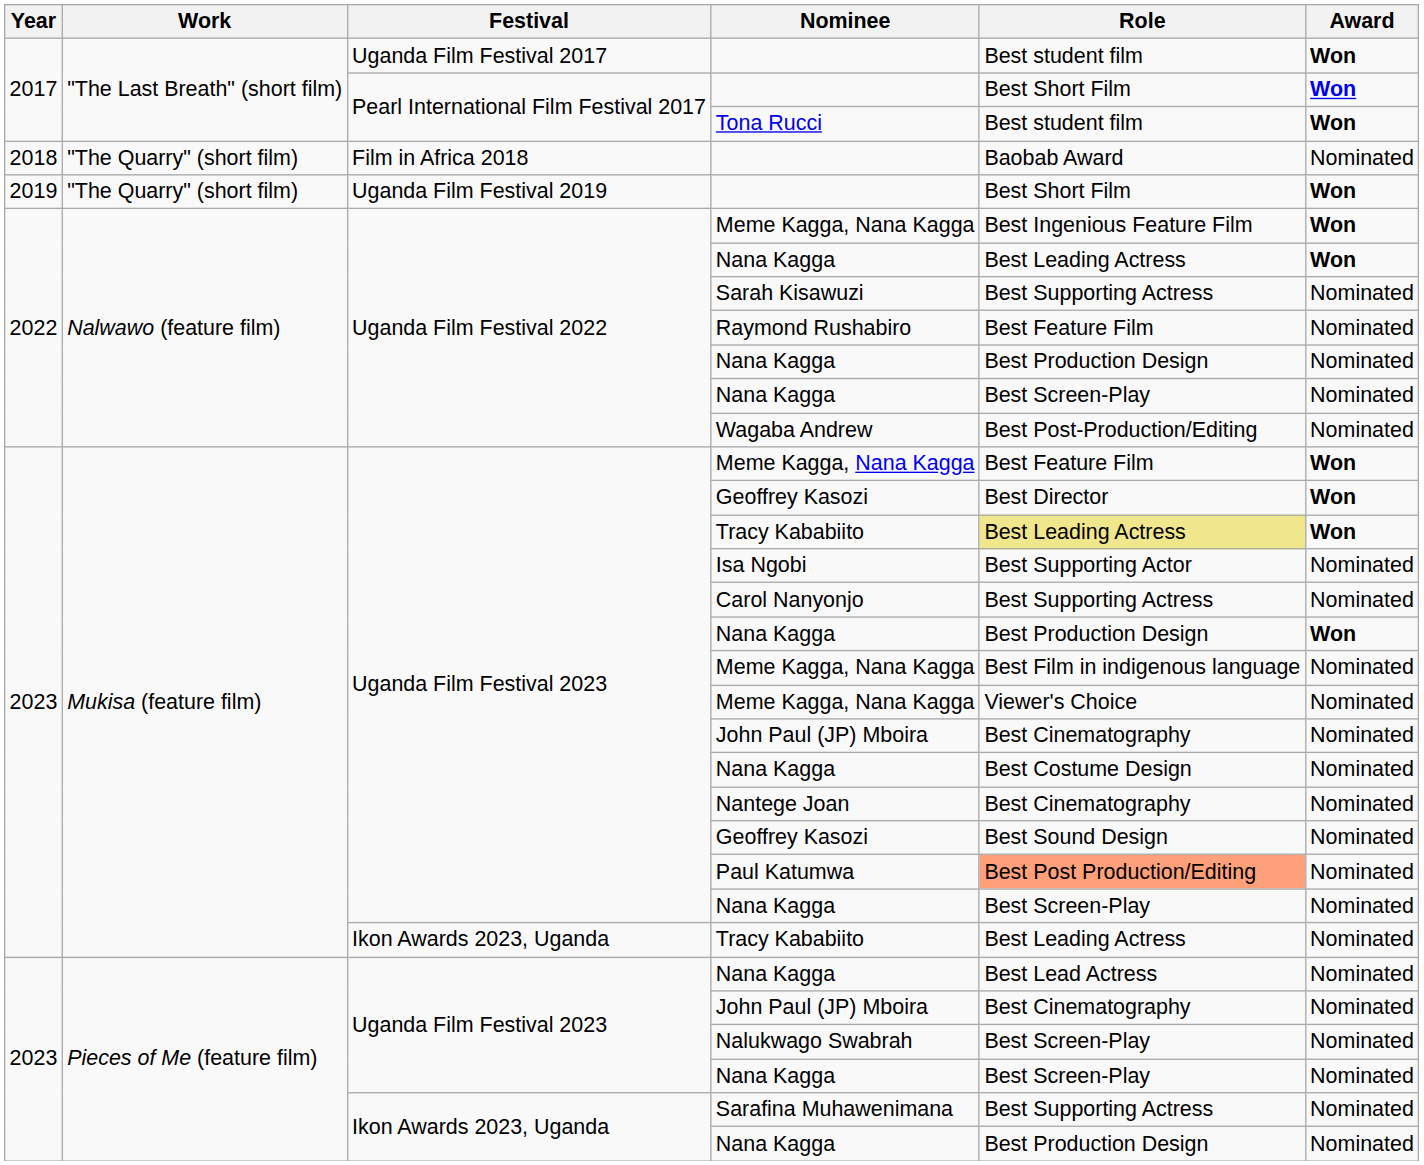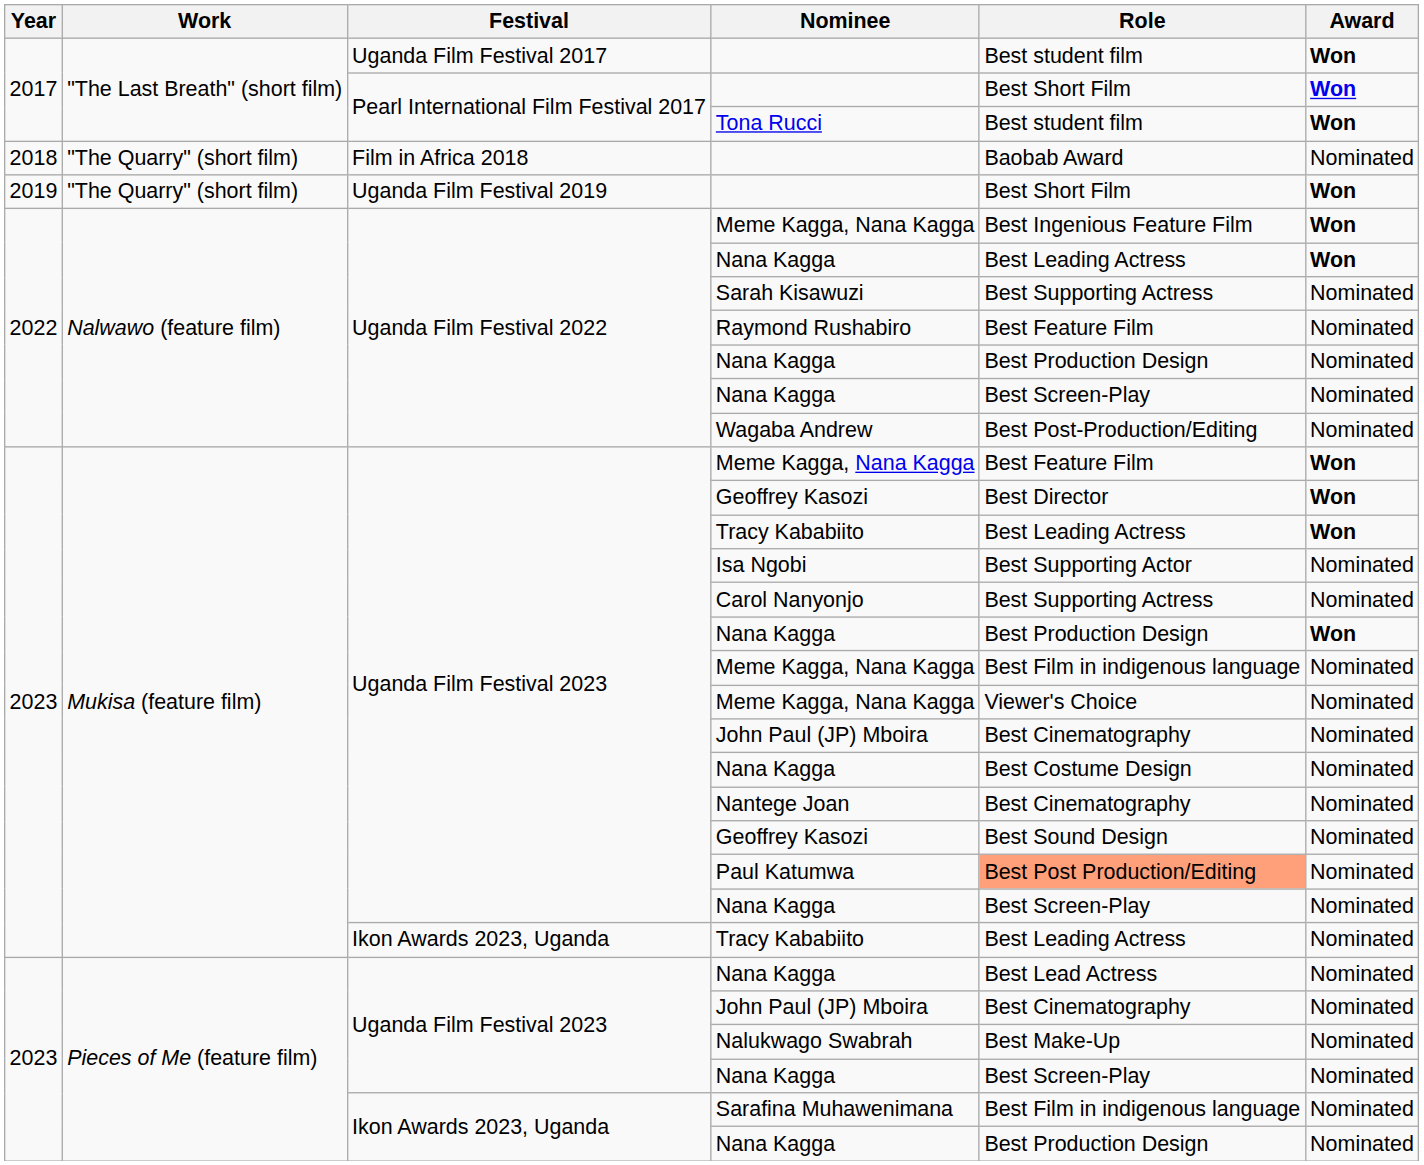(1085, 531) khaki background -> (1085, 531) no background
(1067, 1041) Best Screen-Play -> (1052, 1041) Best Make-Up
(1099, 1109) Best Supporting Actress -> (1142, 1109) Best Film in indigenous language
